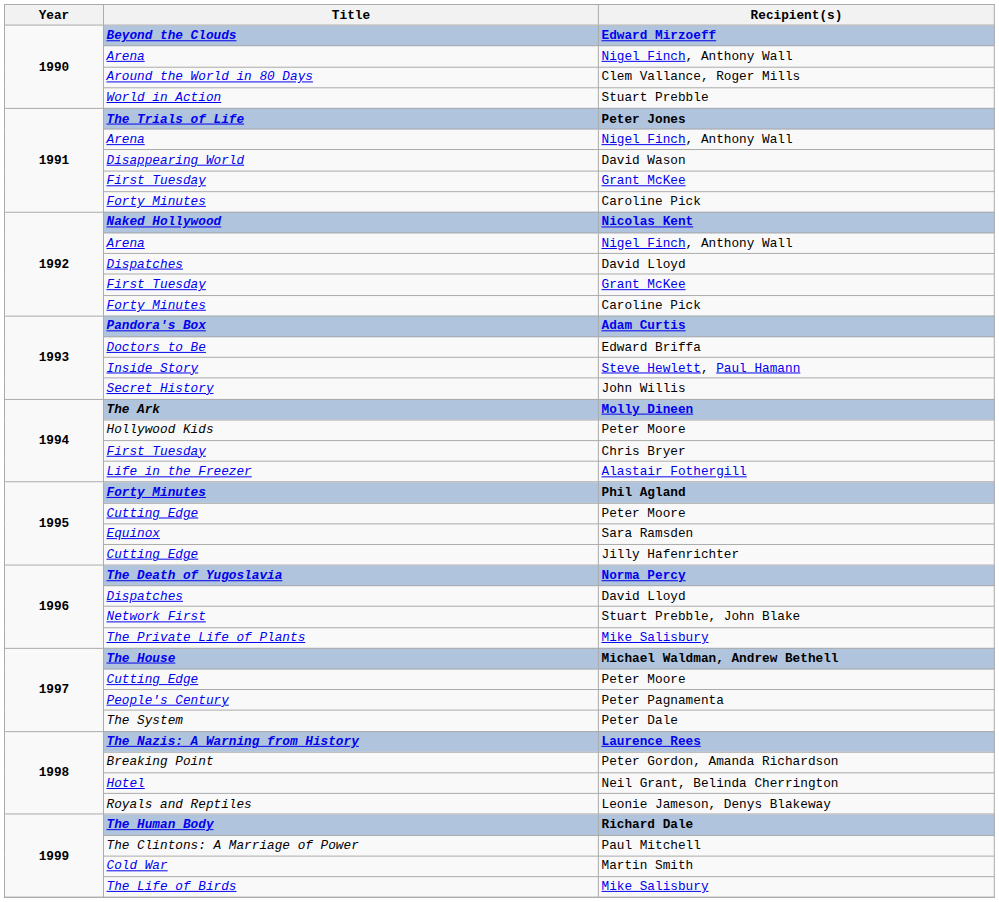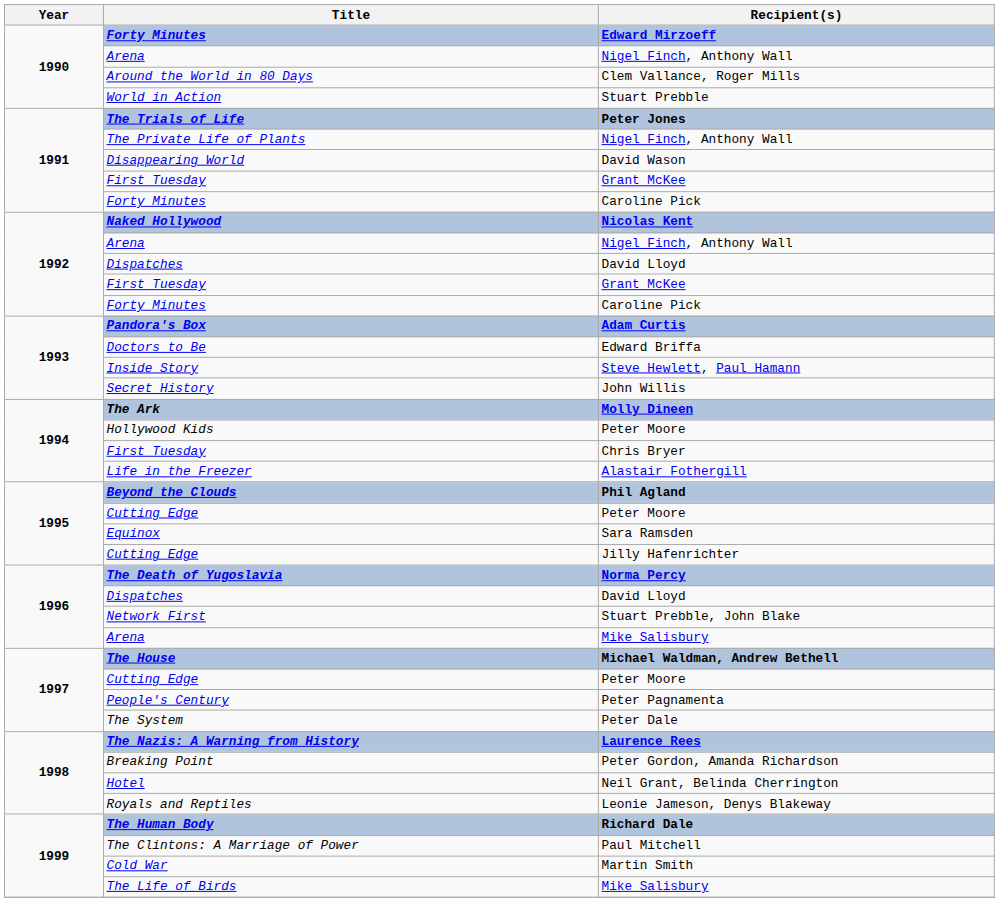(171, 36) Beyond the Clouds -> (156, 36) Forty Minutes
(126, 139) Arena -> (206, 139) The Private Life of Plants
(156, 492) Forty Minutes -> (171, 492) Beyond the Clouds
(206, 638) The Private Life of Plants -> (126, 638) Arena
